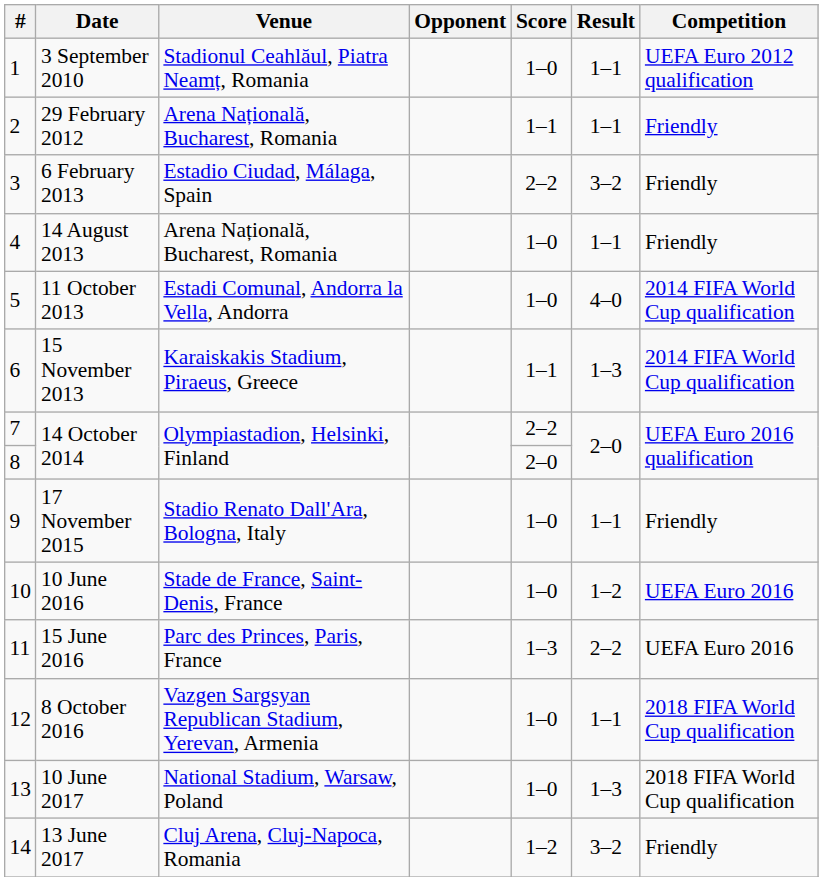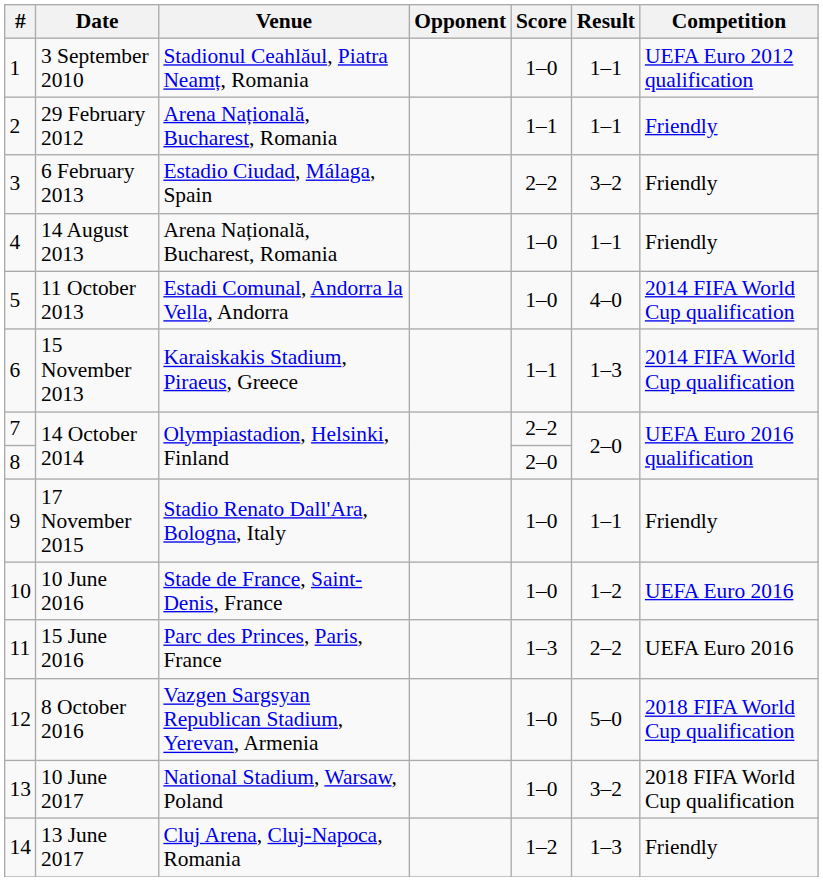(606, 718) 1–1 -> (606, 718) 5–0
(606, 789) 1–3 -> (606, 789) 3–2
(606, 847) 3–2 -> (606, 847) 1–3
